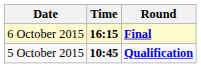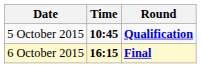rows swapped: (46, 53) <-> (46, 33)
